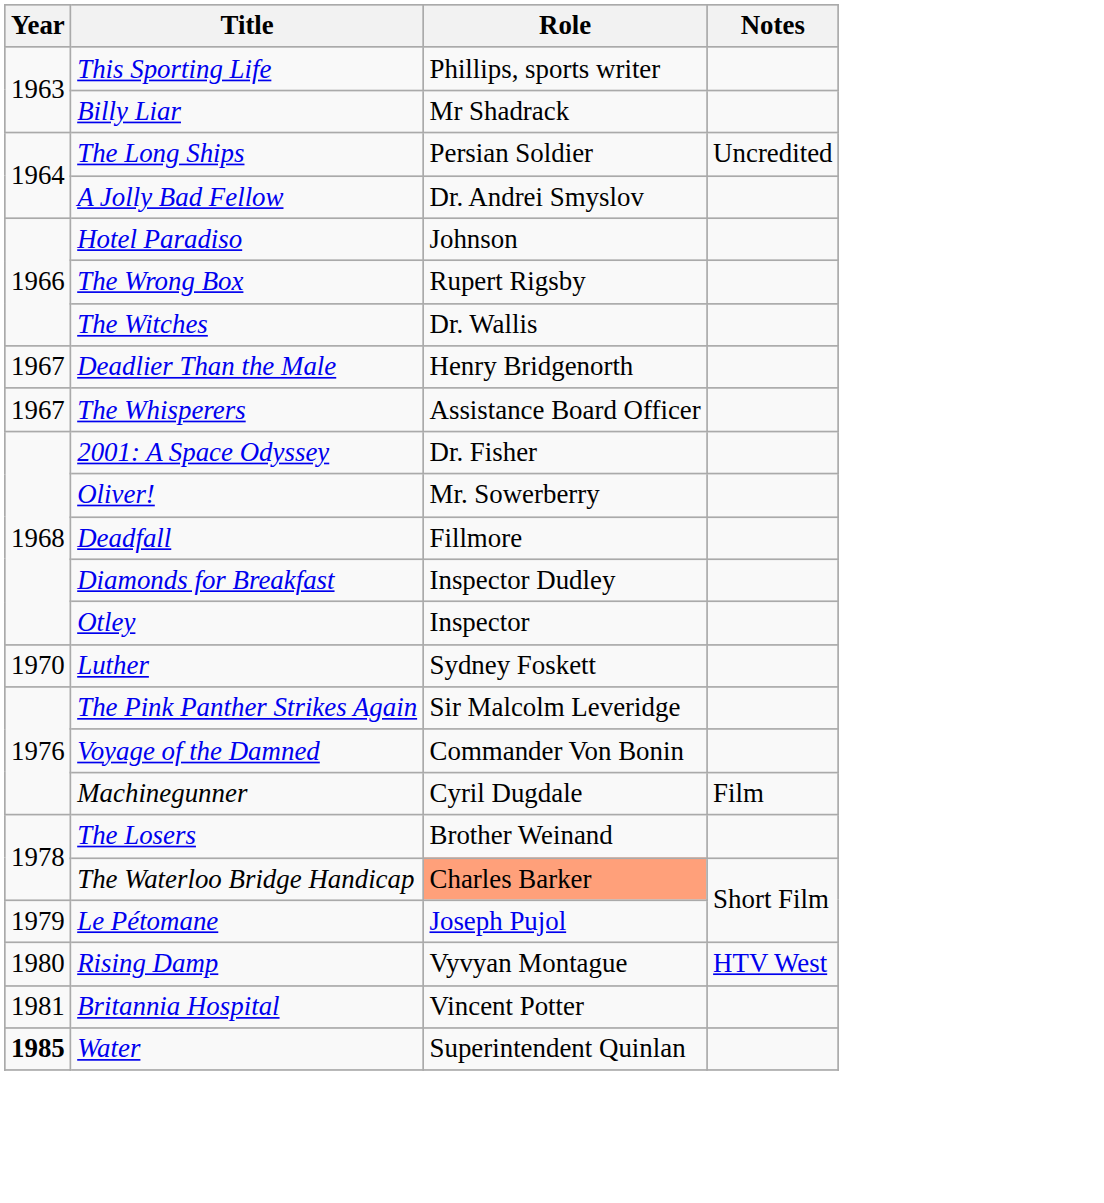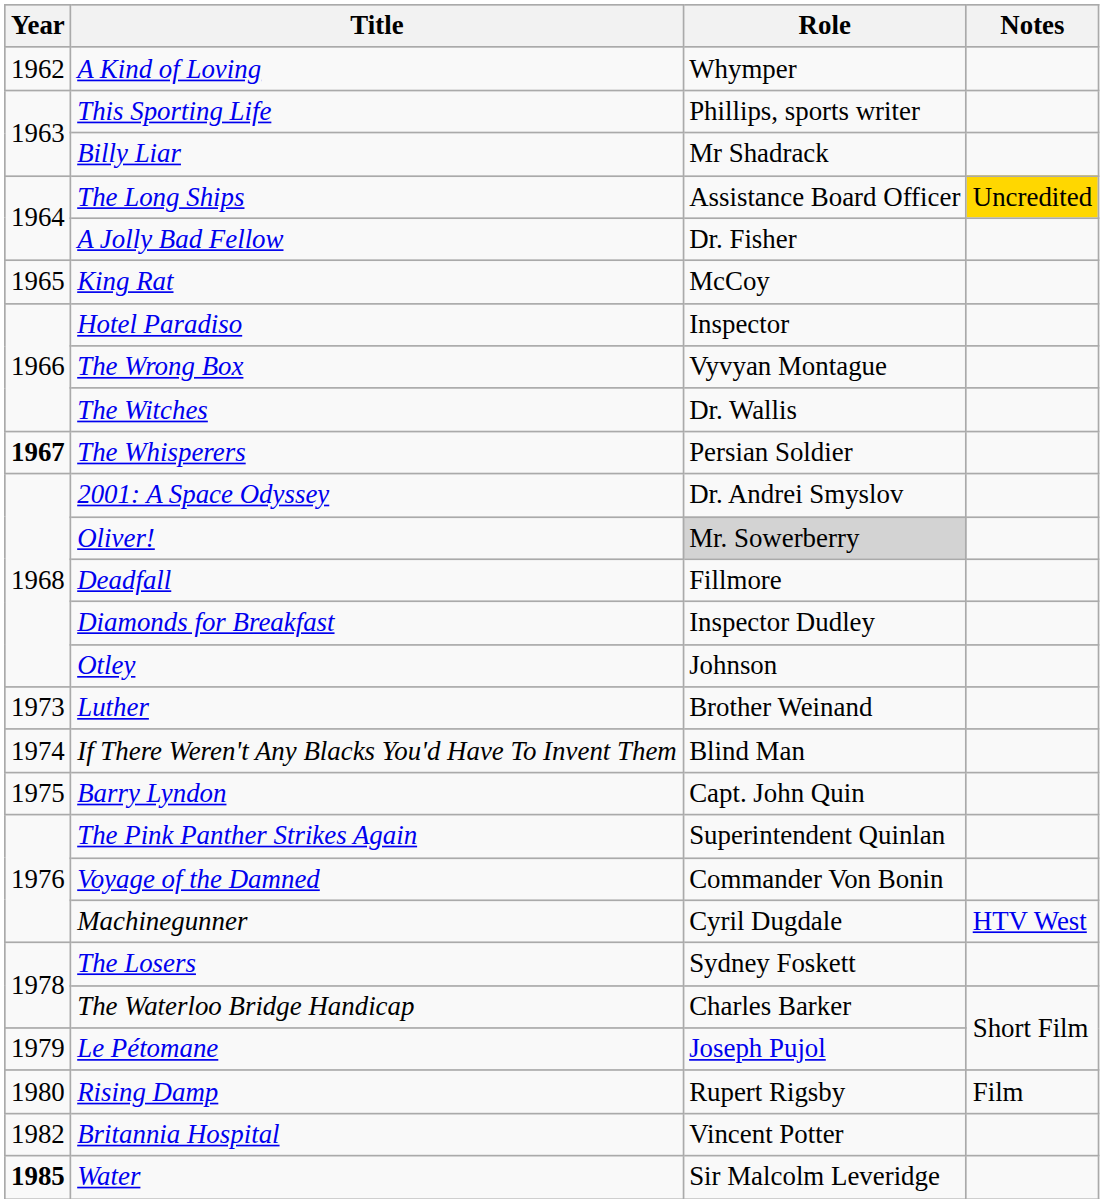+ row: (169, 68)
(511, 153) Persian Soldier -> (825, 196) Assistance Board Officer
(773, 153) no background -> (1032, 196) gold background
(537, 196) Dr. Andrei Smyslov -> (743, 238) Dr. Fisher
+ row: (125, 281)
(474, 238) Johnson -> (739, 324) Inspector
(508, 281) Rupert Rigsby -> (788, 366) Vyvyan Montague
- row: (207, 366)
(38, 409) normal -> (38, 452) bold
(565, 409) Assistance Board Officer -> (771, 452) Persian Soldier
(483, 452) Dr. Fisher -> (796, 494) Dr. Andrei Smyslov
(515, 494) no background -> (774, 537) lightgrey background
(480, 622) Inspector -> (733, 665) Johnson
(38, 665) 1970 -> (38, 707) 1973
(513, 665) Sydney Foskett -> (781, 707) Brother Weinand
+ row: (377, 750)
+ row: (152, 793)
(555, 707) Sir Malcolm Leveridge -> (817, 835) Superintendent Quinlan
(739, 793) Film -> (1030, 921) HTV West
(521, 835) Brother Weinand -> (772, 963) Sydney Foskett
(510, 878) lightsalmon background -> (770, 1006) no background
(528, 963) Vyvyan Montague -> (767, 1091) Rupert Rigsby
(770, 963) HTV West -> (998, 1091) Film
(38, 1006) 1981 -> (38, 1134) 1982
(558, 1048) Superintendent Quinlan -> (815, 1176) Sir Malcolm Leveridge
